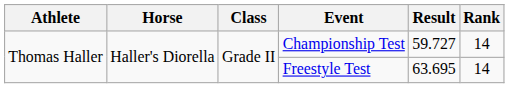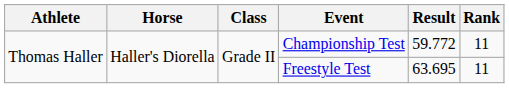(434, 44) 59.727 -> (434, 44) 59.772
(482, 44) 14 -> (482, 44) 11
(482, 70) 14 -> (482, 70) 11
